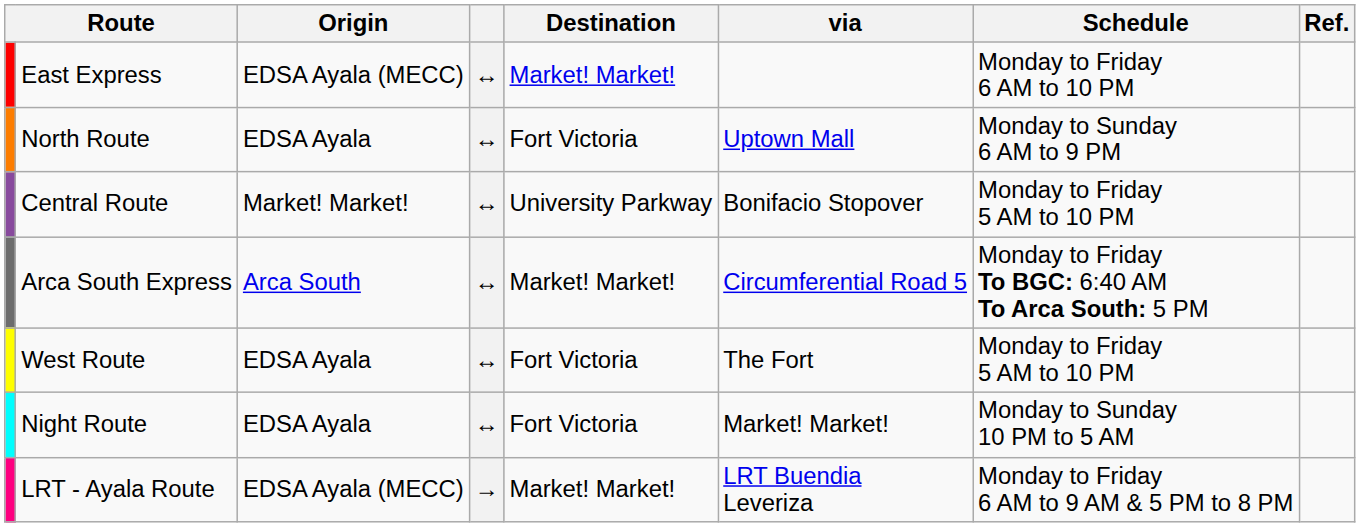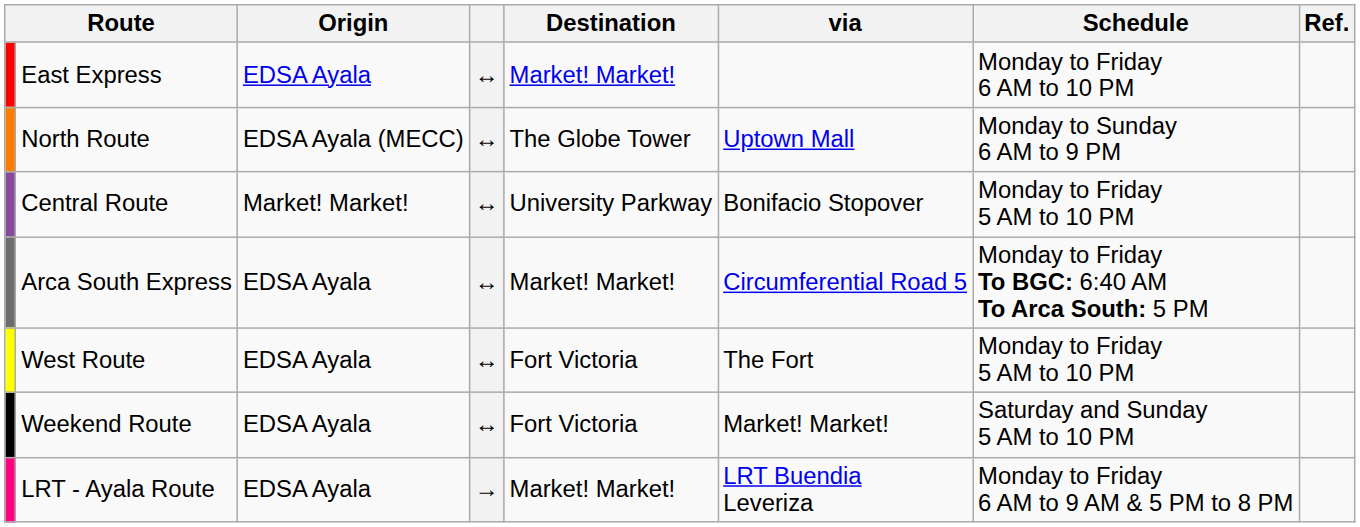(353, 74) EDSA Ayala (MECC) -> (307, 74) EDSA Ayala
(307, 139) EDSA Ayala -> (353, 139) EDSA Ayala (MECC)
(574, 139) Fort Victoria -> (600, 139) The Globe Tower
(302, 281) Arca South -> (307, 281) EDSA Ayala
+ row: (106, 424)
- row: (84, 424)
(353, 489) EDSA Ayala (MECC) -> (307, 489) EDSA Ayala
